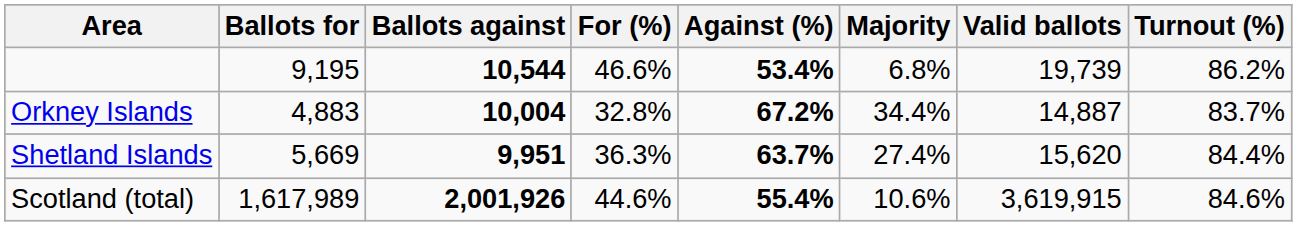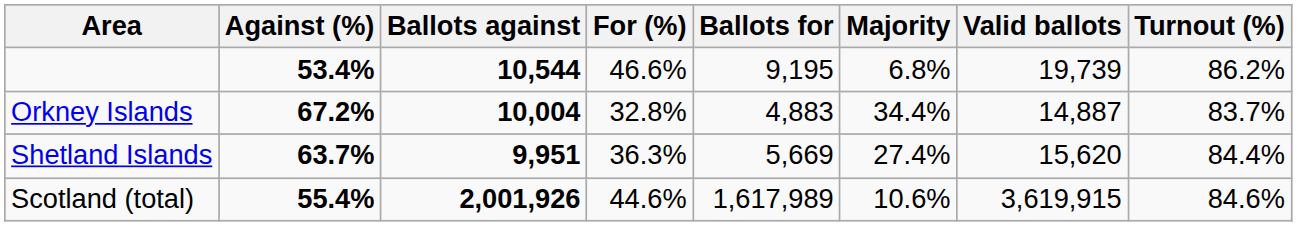columns swapped: (292, 26) <-> (759, 26)
